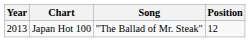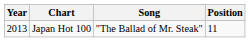(213, 28) 12 -> (212, 28) 11
